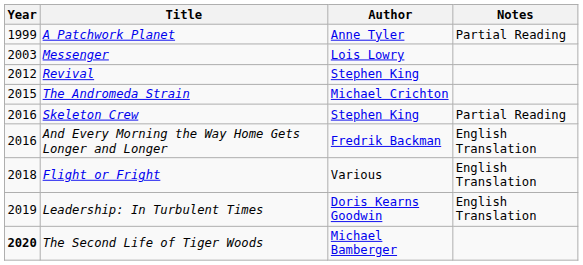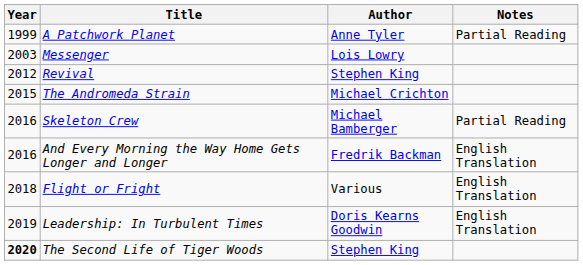(375, 114) Stephen King -> (364, 121) Michael Bamberger
(364, 243) Michael Bamberger -> (375, 250) Stephen King
